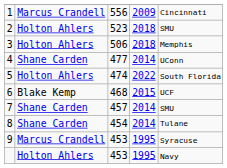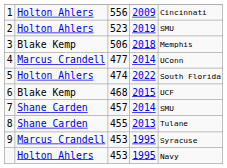(61, 12) Marcus Crandell -> (55, 12) Holton Ahlers
(144, 28) 2018 -> (144, 28) 2019
(55, 44) Holton Ahlers -> (47, 44) Blake Kemp
(52, 60) Shane Carden -> (61, 60) Marcus Crandell
(119, 124) 454 -> (119, 124) 455
(144, 124) 2014 -> (144, 124) 2013
